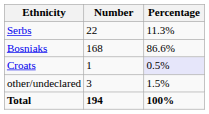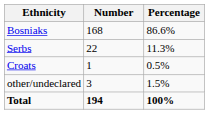rows swapped: (27, 48) <-> (19, 30)
(158, 65) lavender background -> (158, 65) no background
